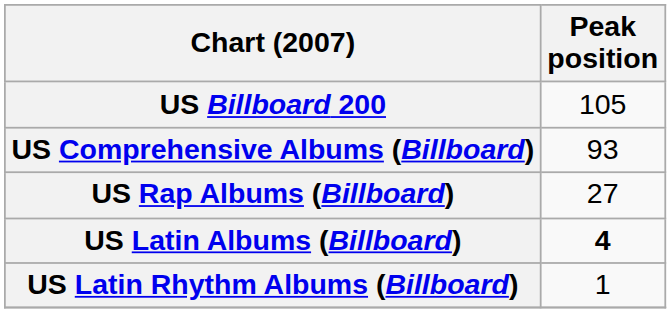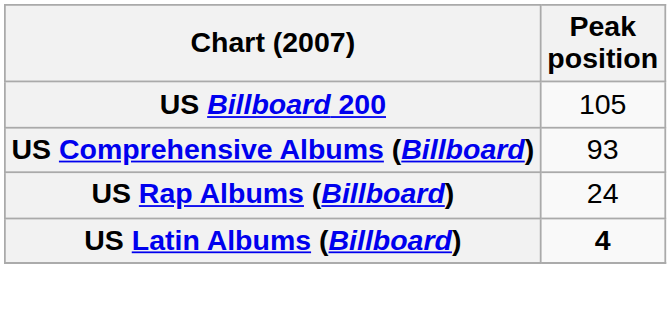(603, 194) 27 -> (603, 194) 24
- row: (273, 284)
